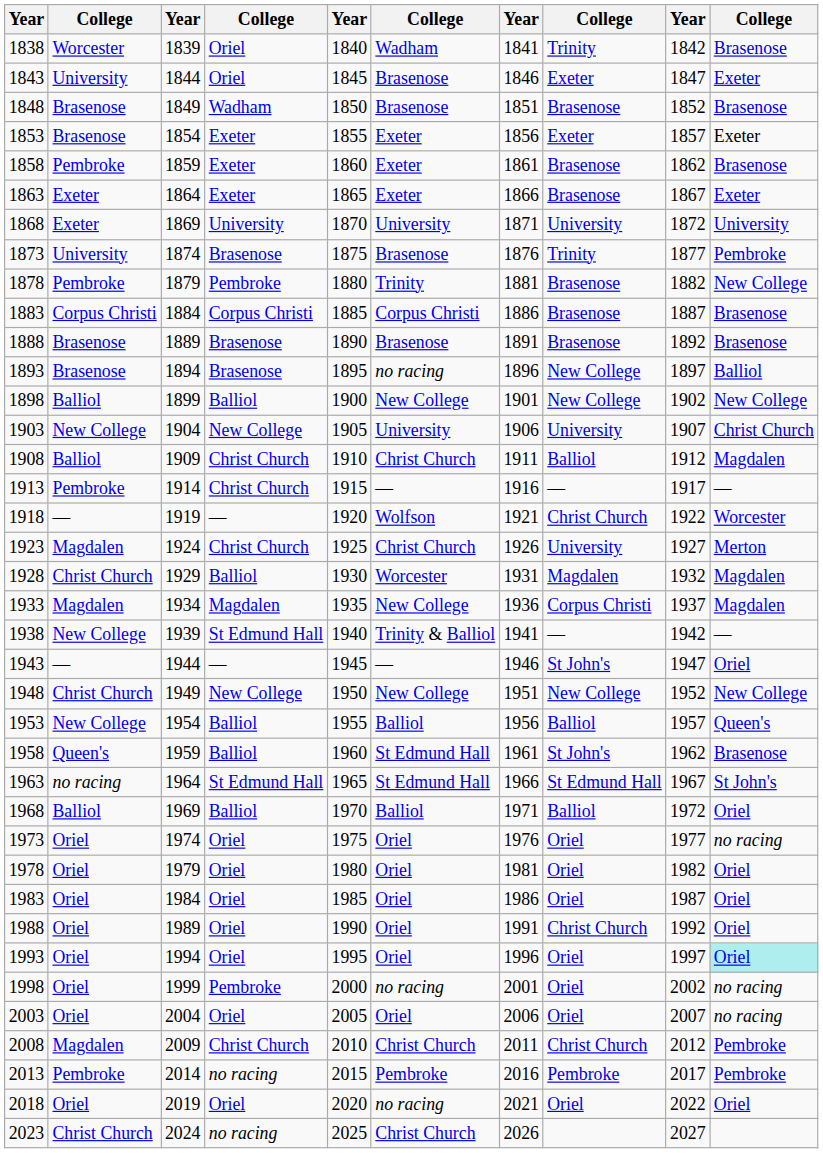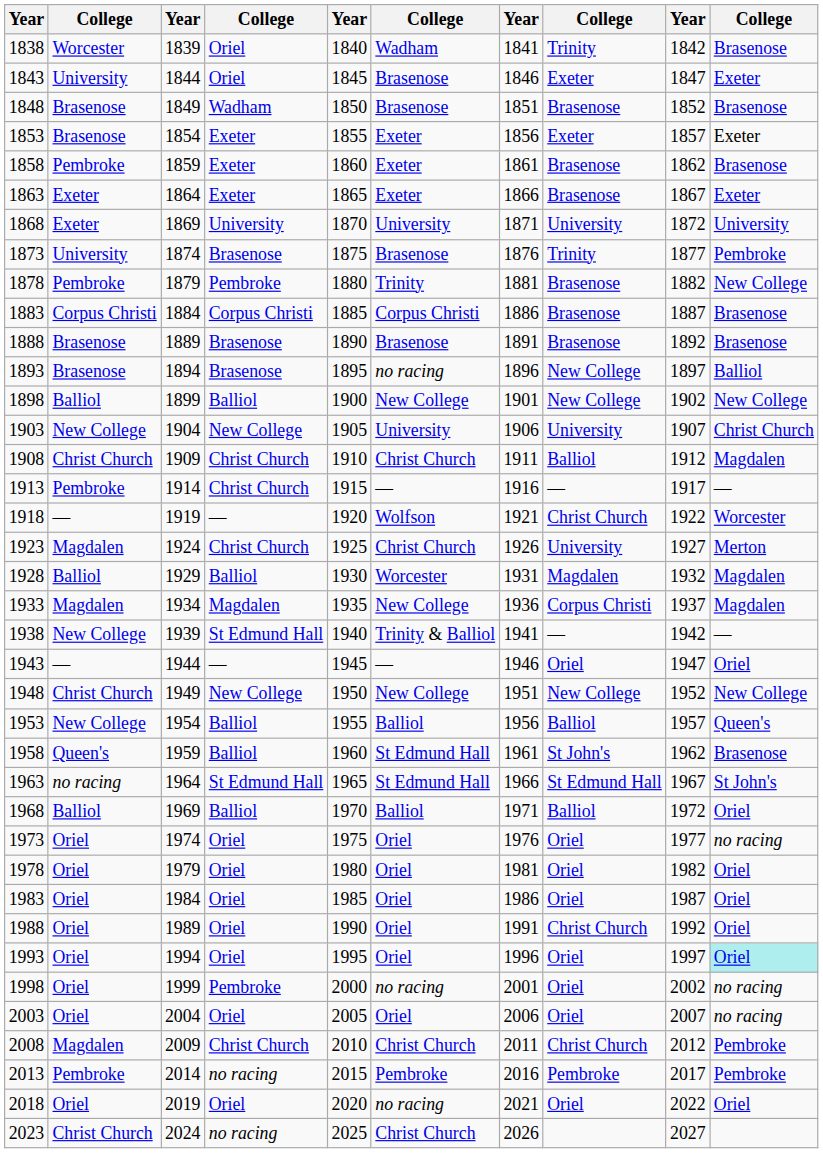(77, 459) Balliol -> (103, 459) Christ Church
(103, 576) Christ Church -> (77, 576) Balliol
(579, 664) St John's -> (565, 664) Oriel
